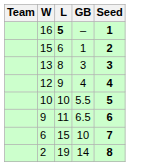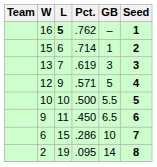+ column: (85, 13)
(60, 65) 8 -> (60, 65) 7
(83, 83) 4 -> (110, 83) 5
